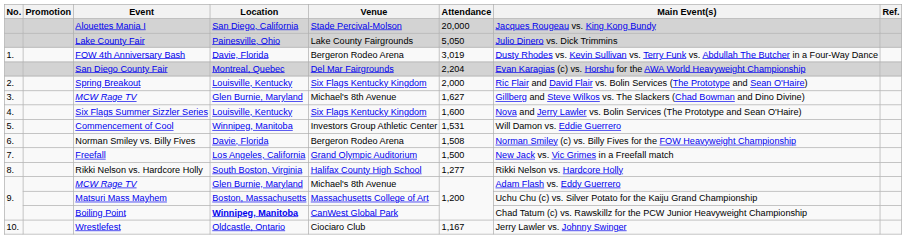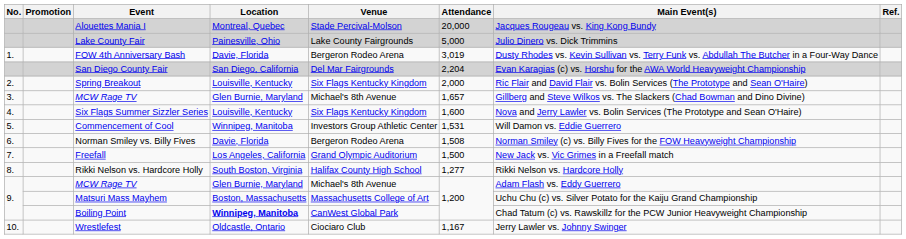(255, 25) San Diego, California -> (248, 25) Montreal, Quebec
(453, 40) 5,050 -> (453, 40) 5,000
(248, 69) Montreal, Quebec -> (255, 69) San Diego, California
(453, 97) 1,627 -> (453, 97) 1,657
